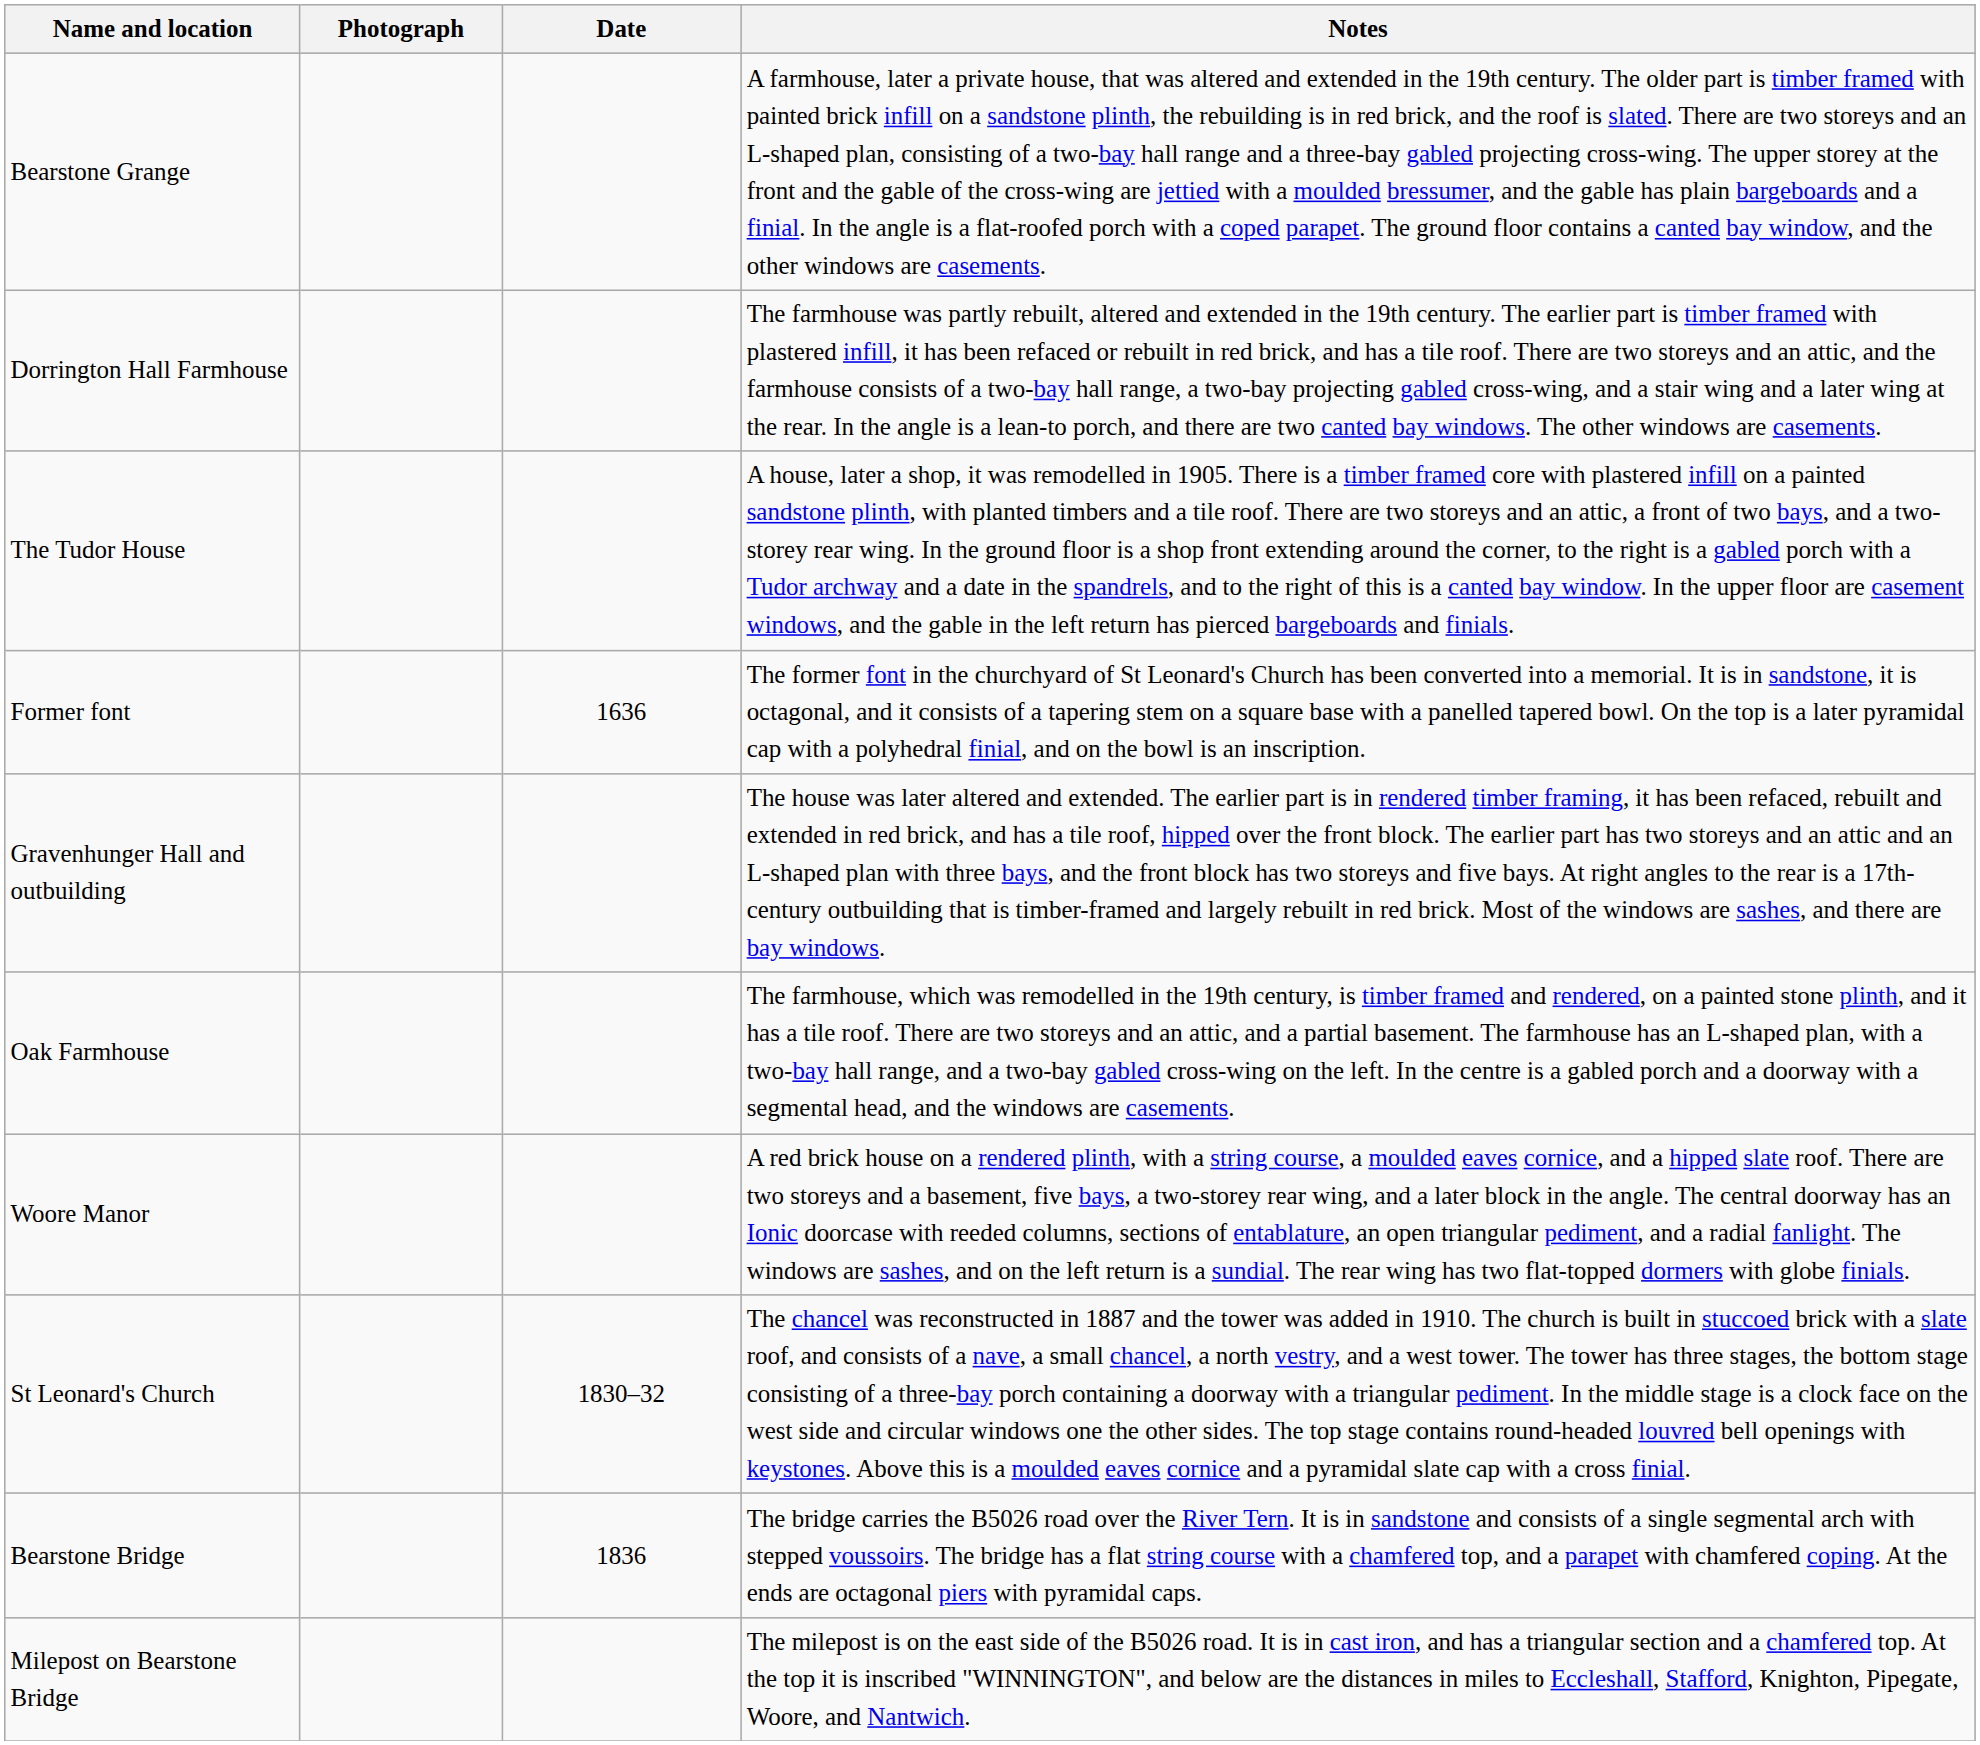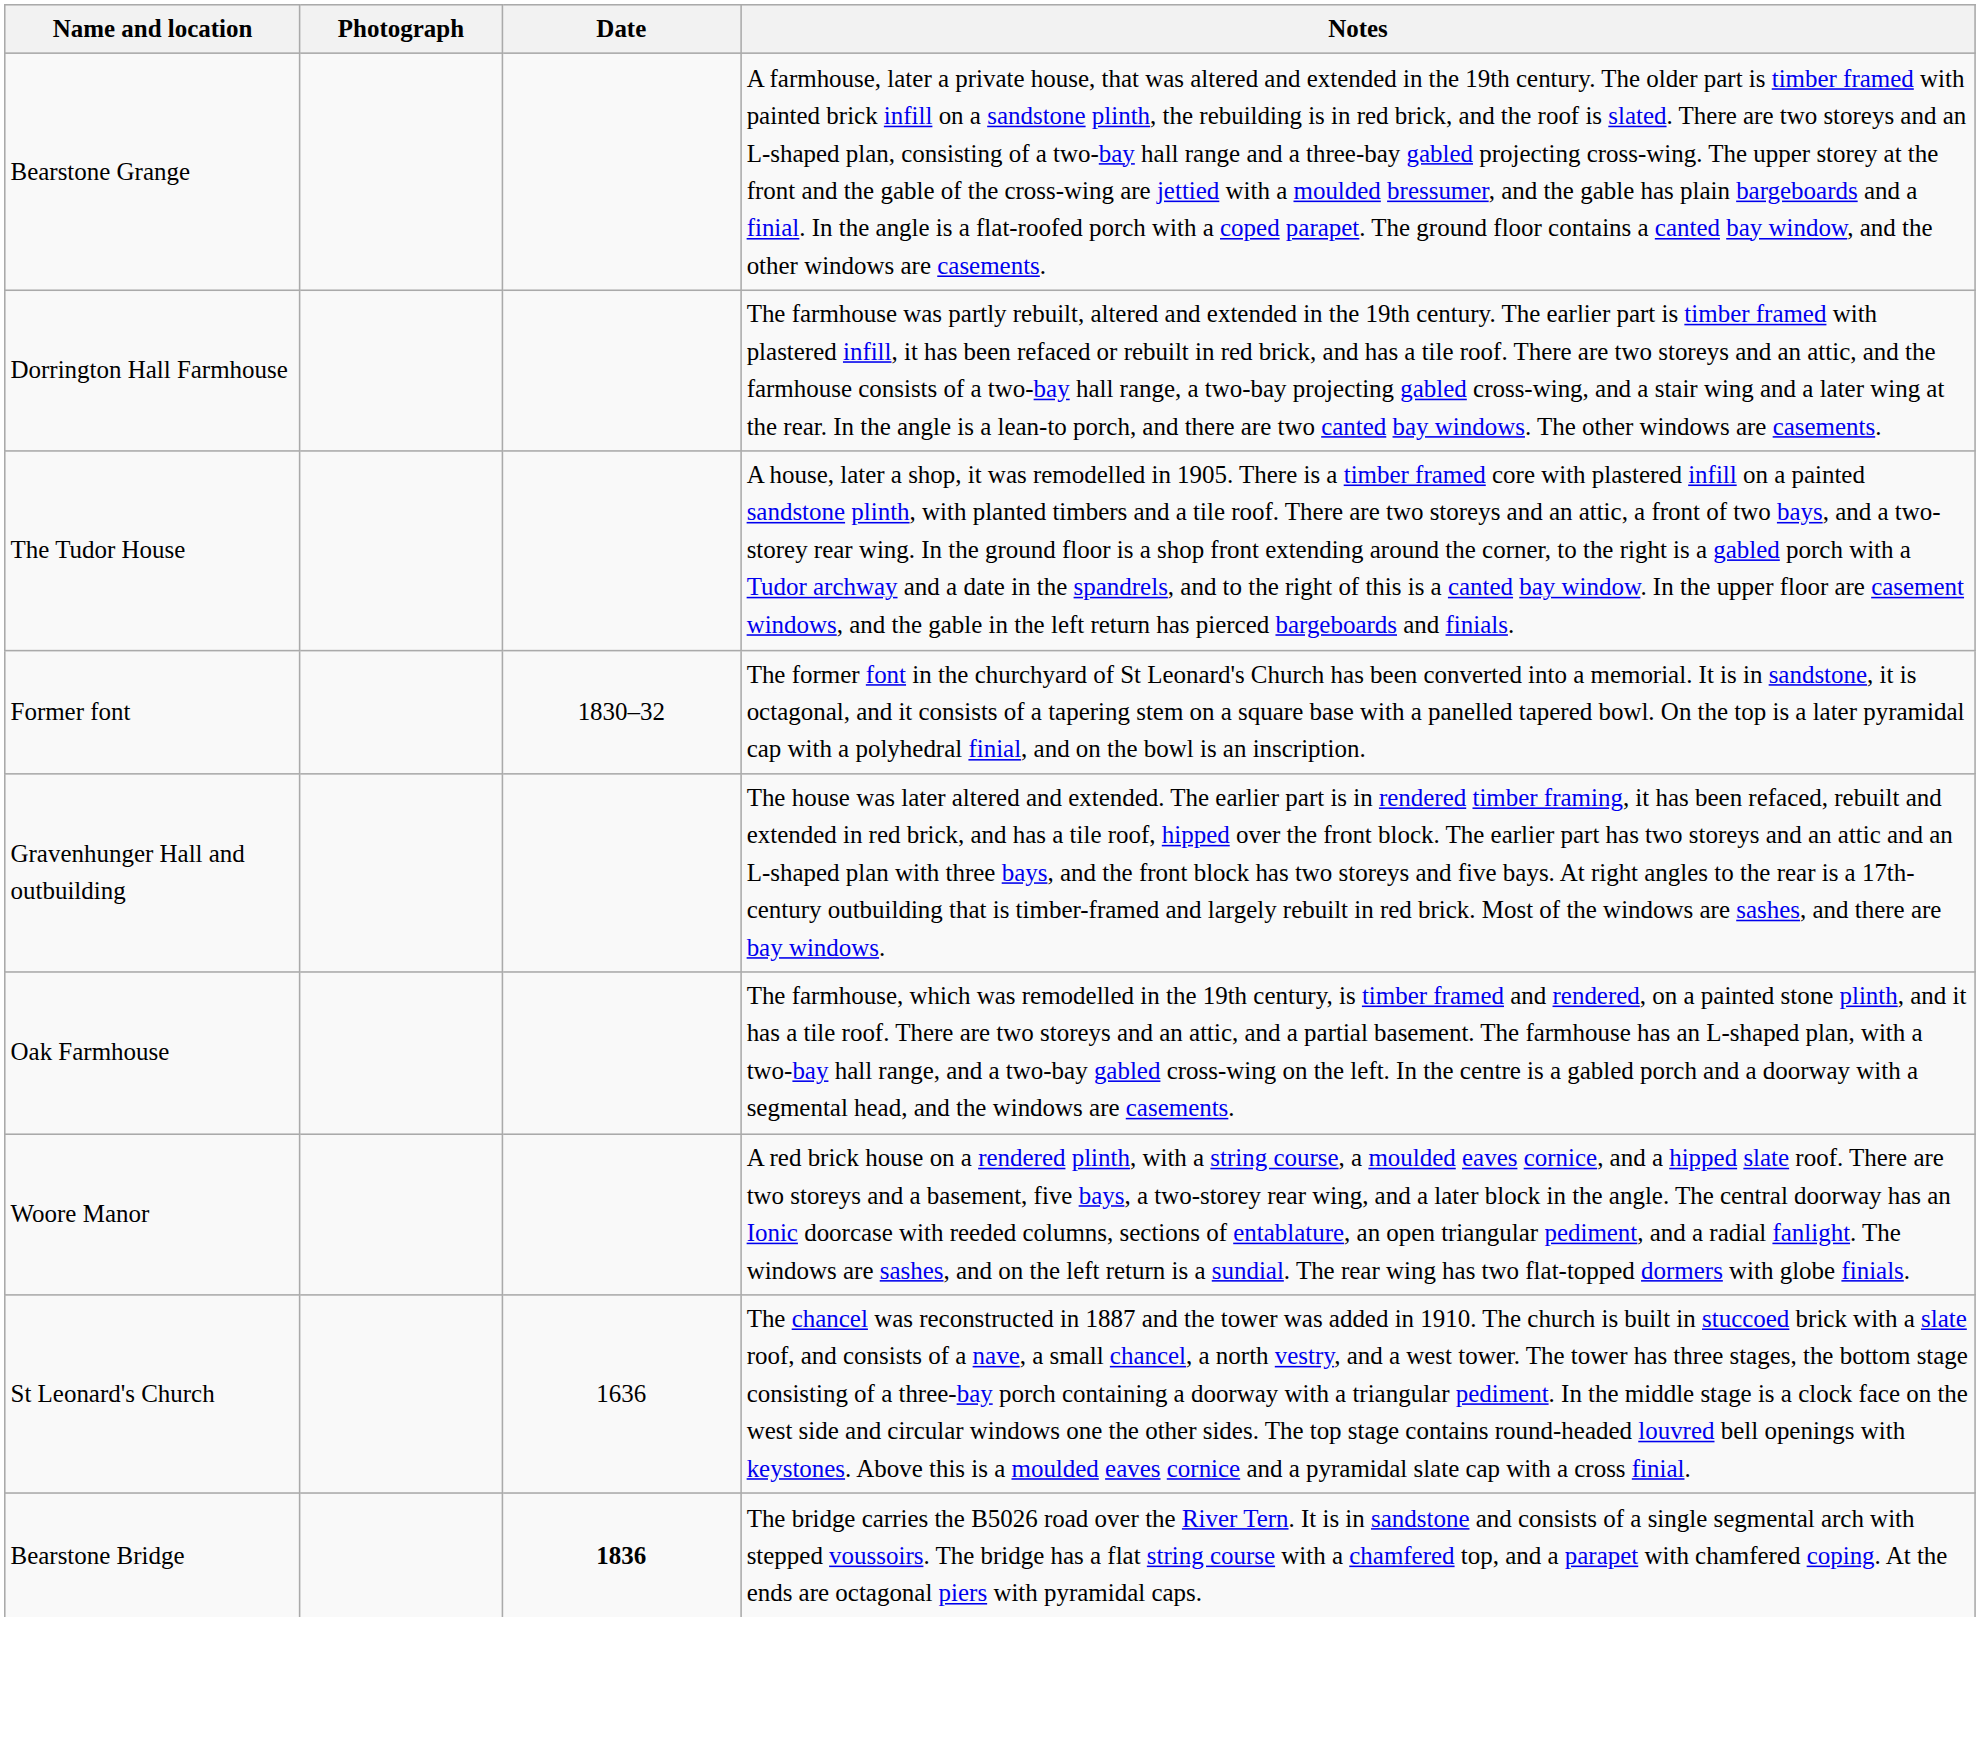(621, 711) 1636 -> (621, 711) 1830–32
(621, 1393) 1830–32 -> (621, 1393) 1636
(621, 1555) normal -> (621, 1555) bold
- row: (124, 1679)
